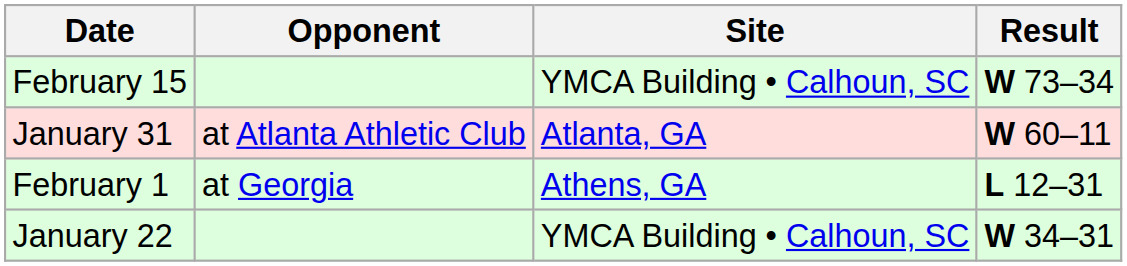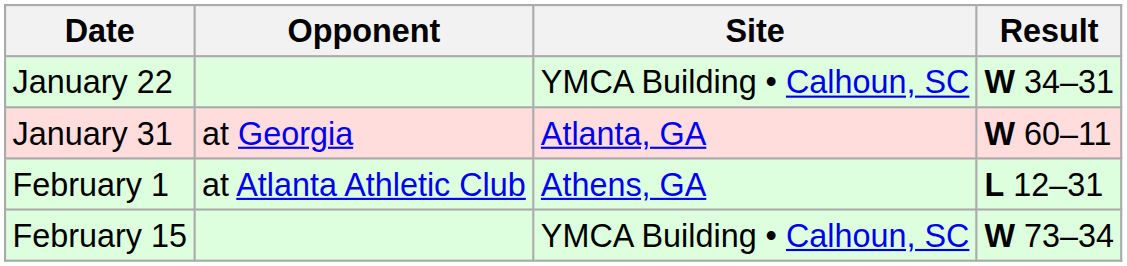rows swapped: (93, 236) <-> (100, 82)
(364, 133) at Atlanta Athletic Club -> (278, 133) at Georgia
(278, 185) at Georgia -> (364, 185) at Atlanta Athletic Club
